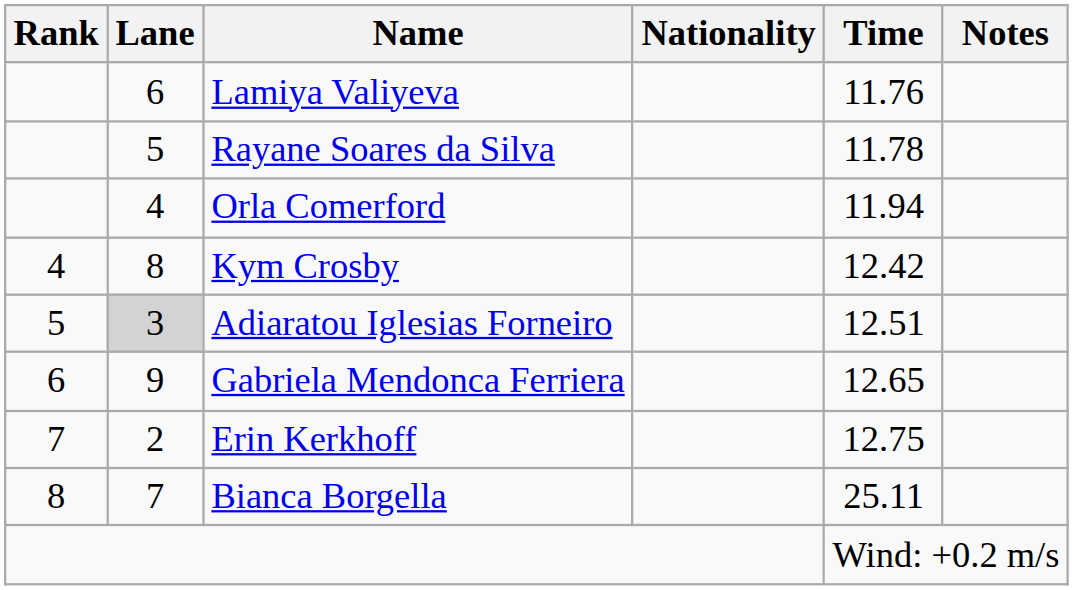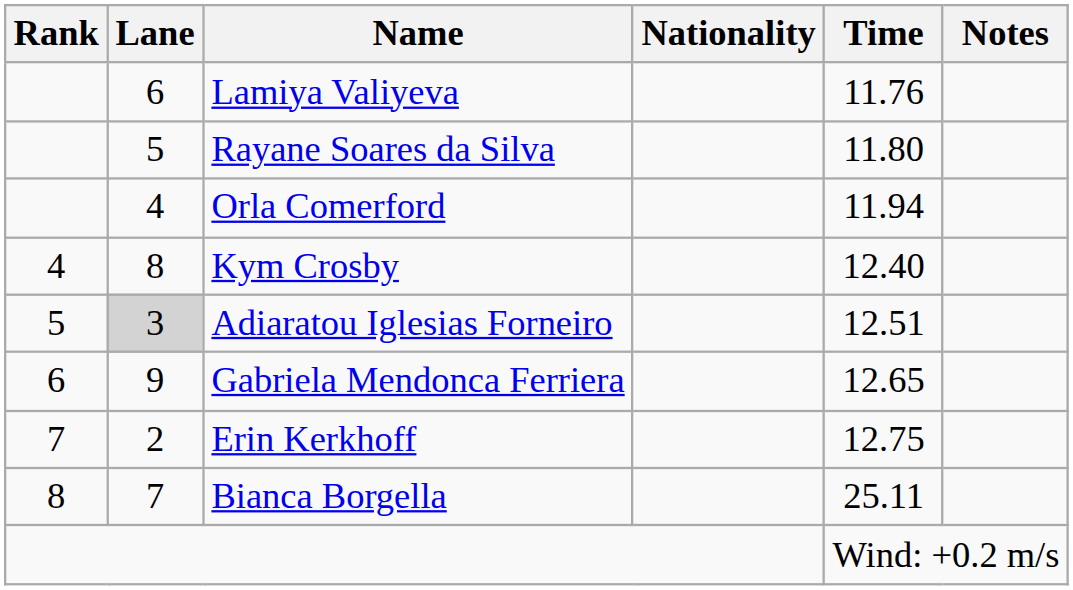(884, 149) 11.78 -> (884, 149) 11.80
(884, 264) 12.42 -> (884, 264) 12.40
